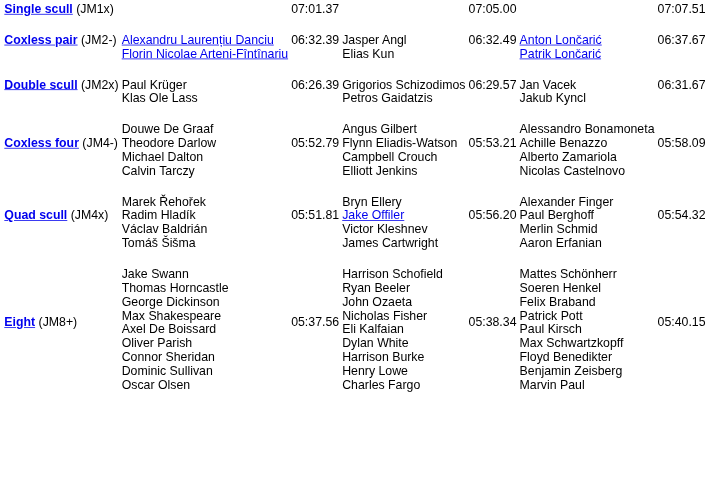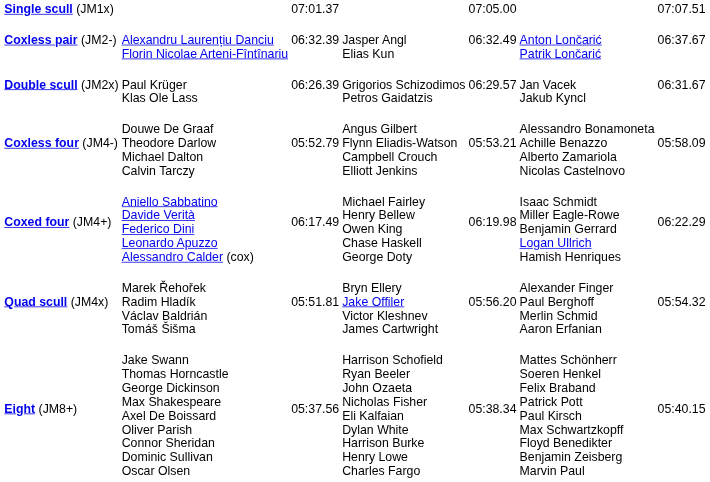+ row: (58, 222)
